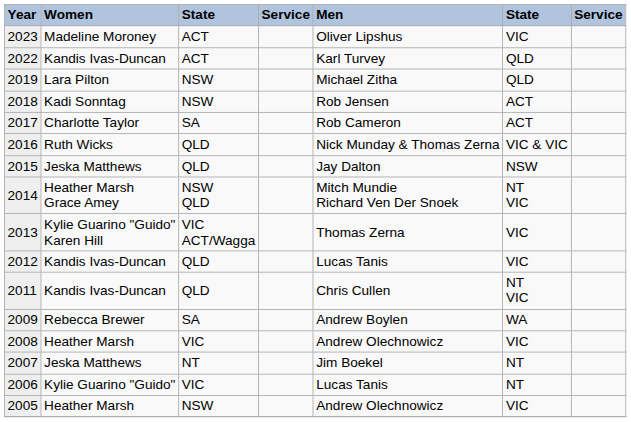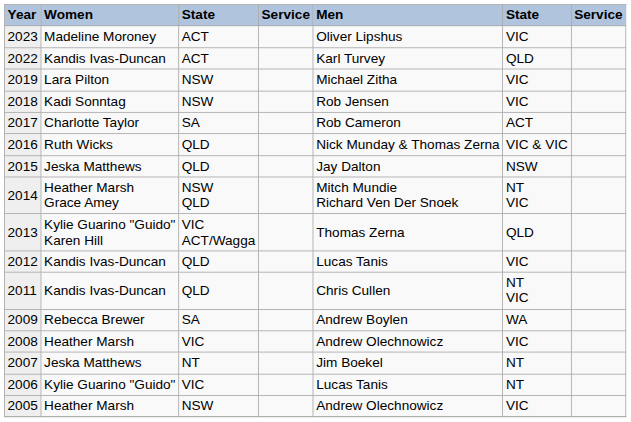(520, 79) QLD -> (517, 79) VIC
(520, 101) ACT -> (517, 101) VIC
(517, 232) VIC -> (520, 232) QLD
